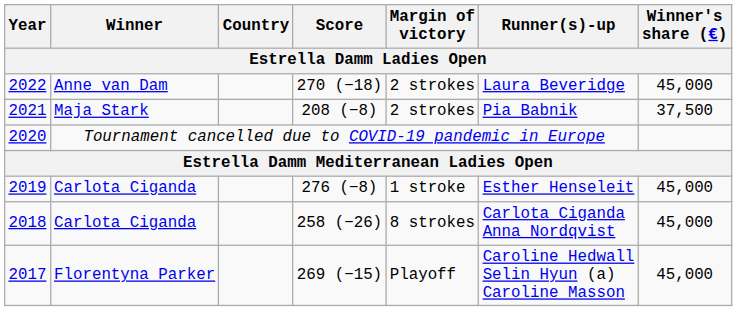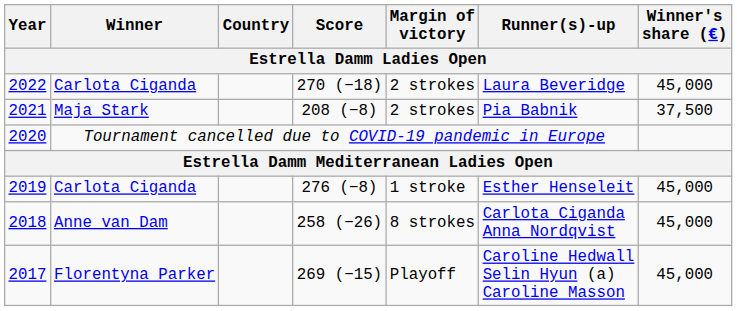(111, 87) Anne van Dam -> (125, 87) Carlota Ciganda
(125, 223) Carlota Ciganda -> (111, 223) Anne van Dam
